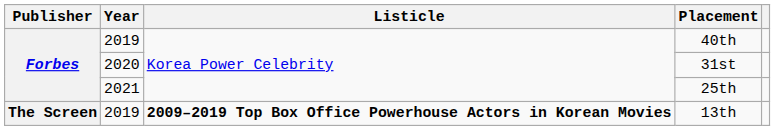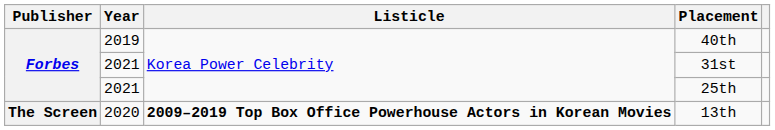(122, 65) 2020 -> (122, 65) 2021
(122, 113) 2019 -> (122, 113) 2020
